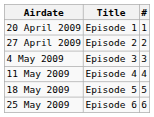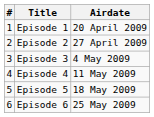columns swapped: (144, 12) <-> (44, 12)
